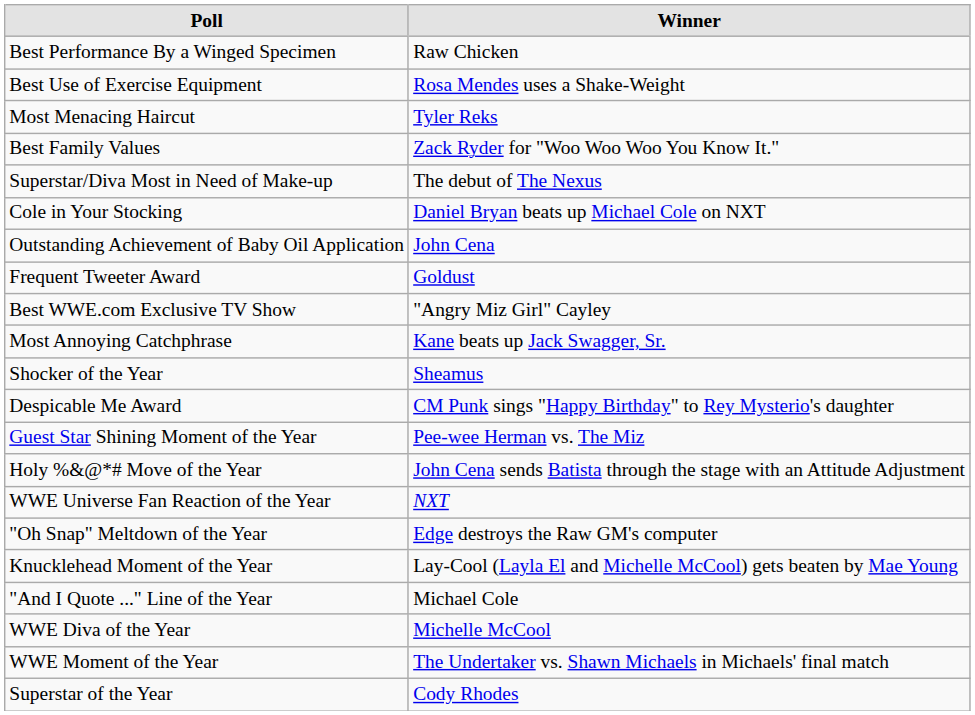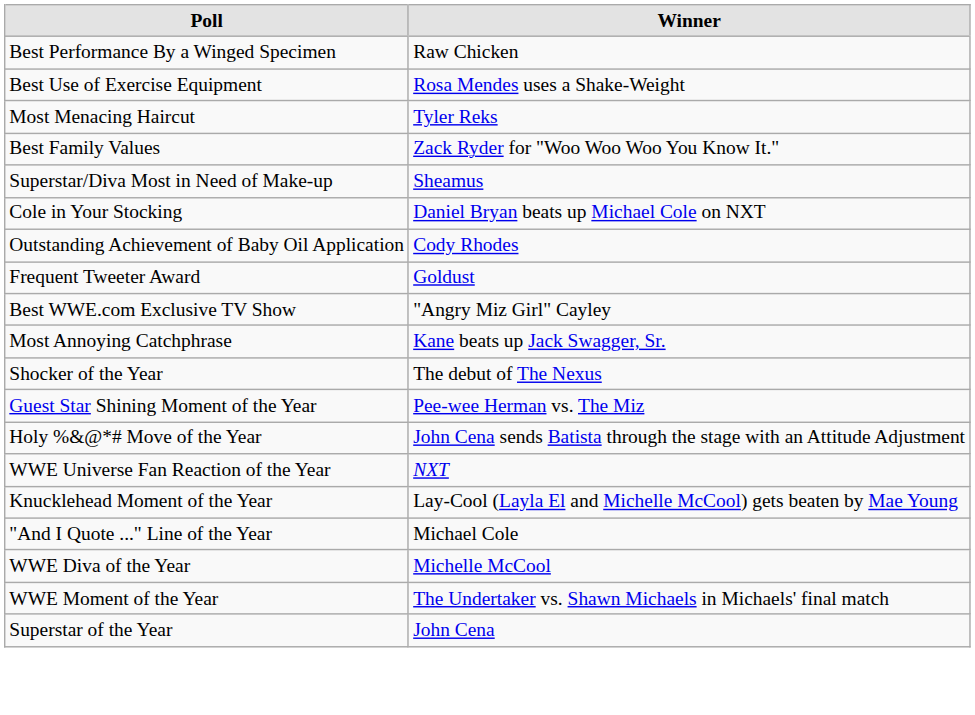(507, 180) The debut of The Nexus -> (448, 180) Sheamus
(454, 244) John Cena -> (466, 244) Cody Rhodes
(448, 373) Sheamus -> (507, 373) The debut of The Nexus
- row: (95, 405)
- row: (138, 533)
(466, 693) Cody Rhodes -> (454, 629) John Cena
